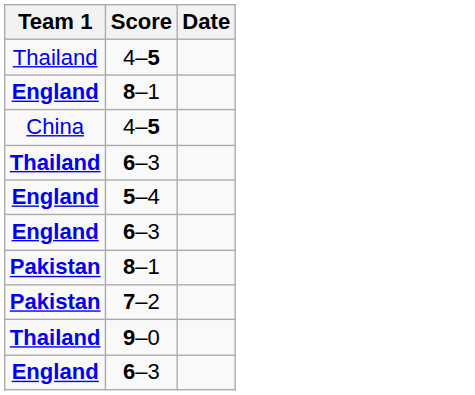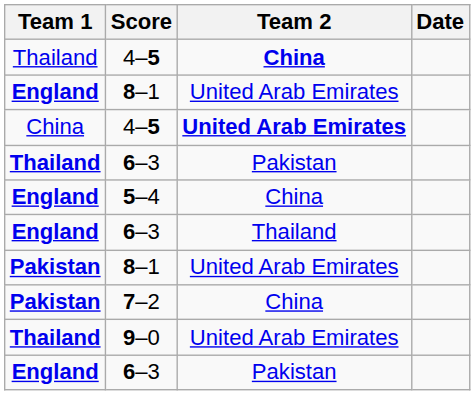+ column: (294, 22)
